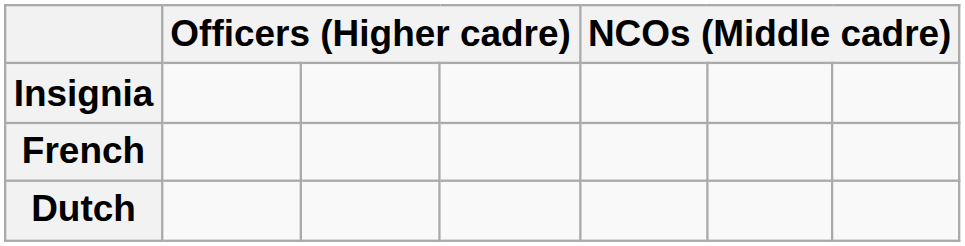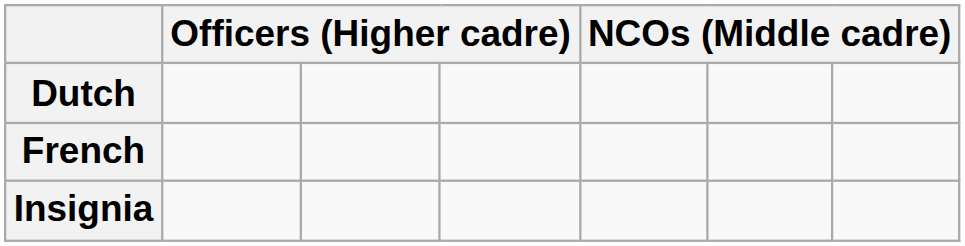rows swapped: (83, 92) <-> (83, 209)
